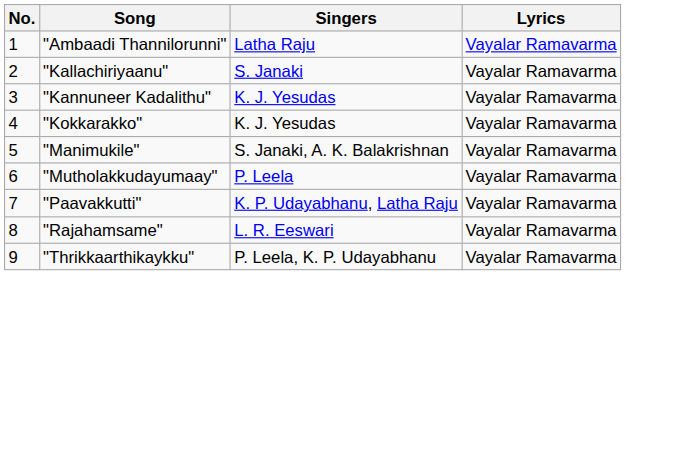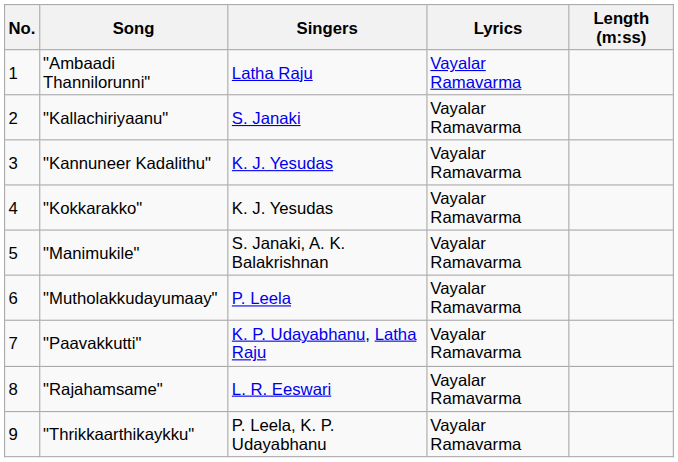+ column: (621, 27)
